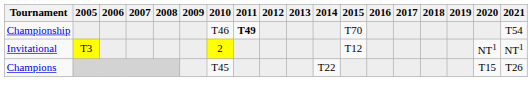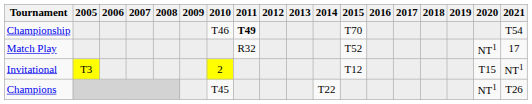+ row: (32, 49)
(487, 49) NT1 -> (487, 69) T15
(487, 67) T15 -> (487, 89) NT1
